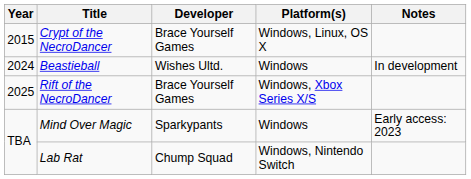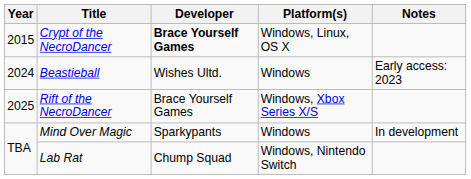(194, 40) normal -> (196, 40) bold
(416, 66) In development -> (411, 73) Early access: 2023
(410, 125) Early access: 2023 -> (417, 132) In development
